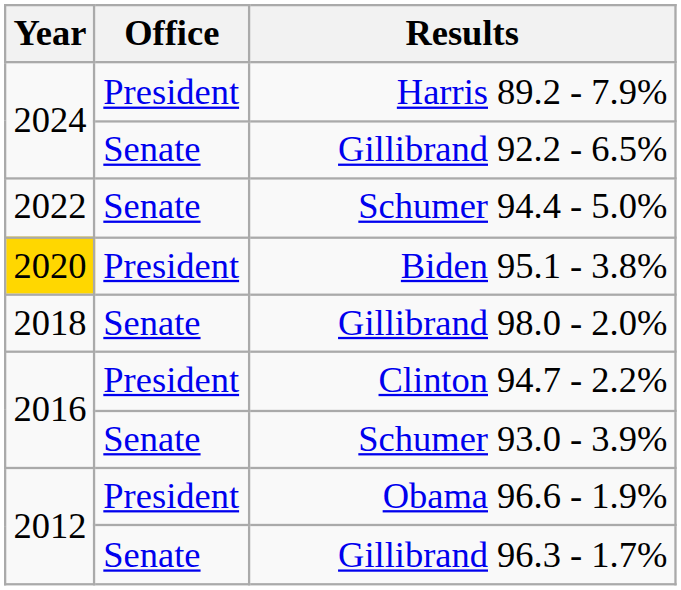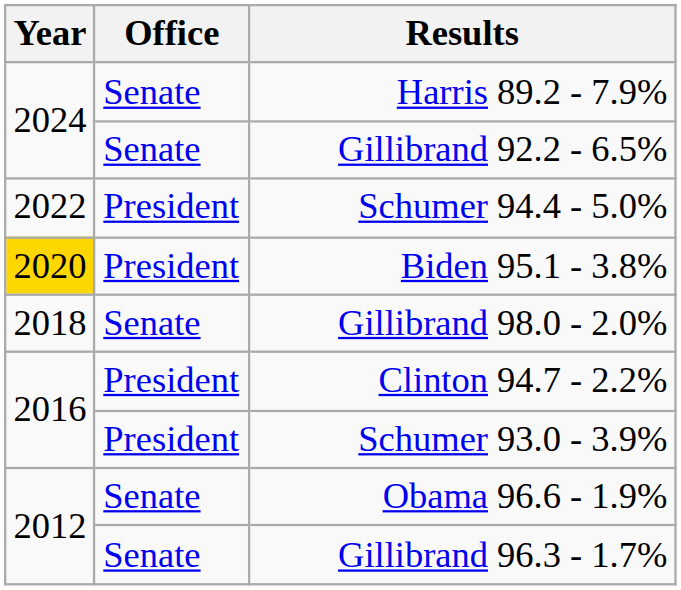(171, 91) President -> (152, 91) Senate
(152, 206) Senate -> (171, 206) President
(152, 438) Senate -> (171, 438) President
(171, 496) President -> (152, 496) Senate
